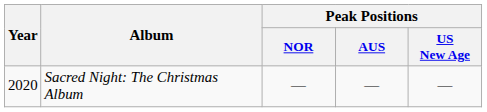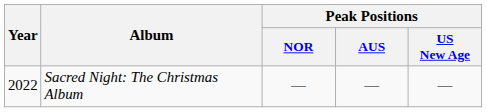(23, 86) 2020 -> (23, 86) 2022
